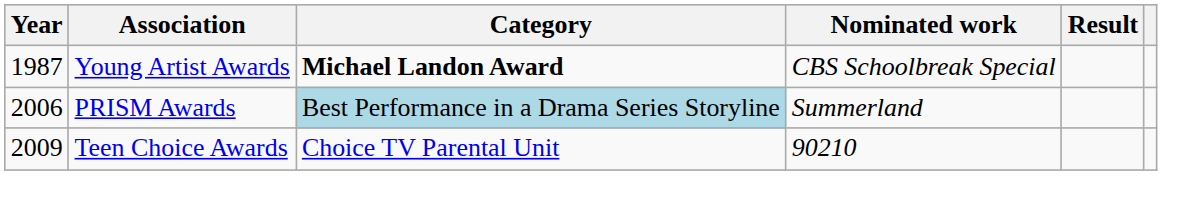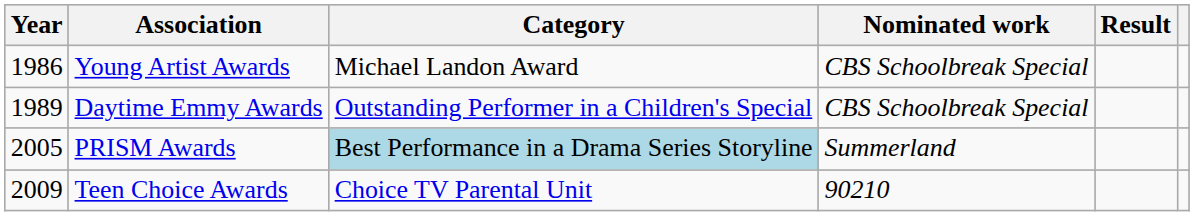(37, 66) 1987 -> (37, 66) 1986
(433, 66) bold -> (457, 66) normal
+ row: (199, 107)
(37, 107) 2006 -> (37, 148) 2005
